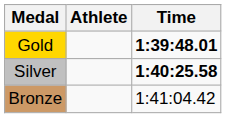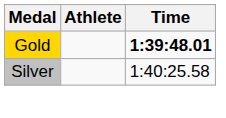(176, 71) bold -> (170, 71) normal
- row: (35, 98)
